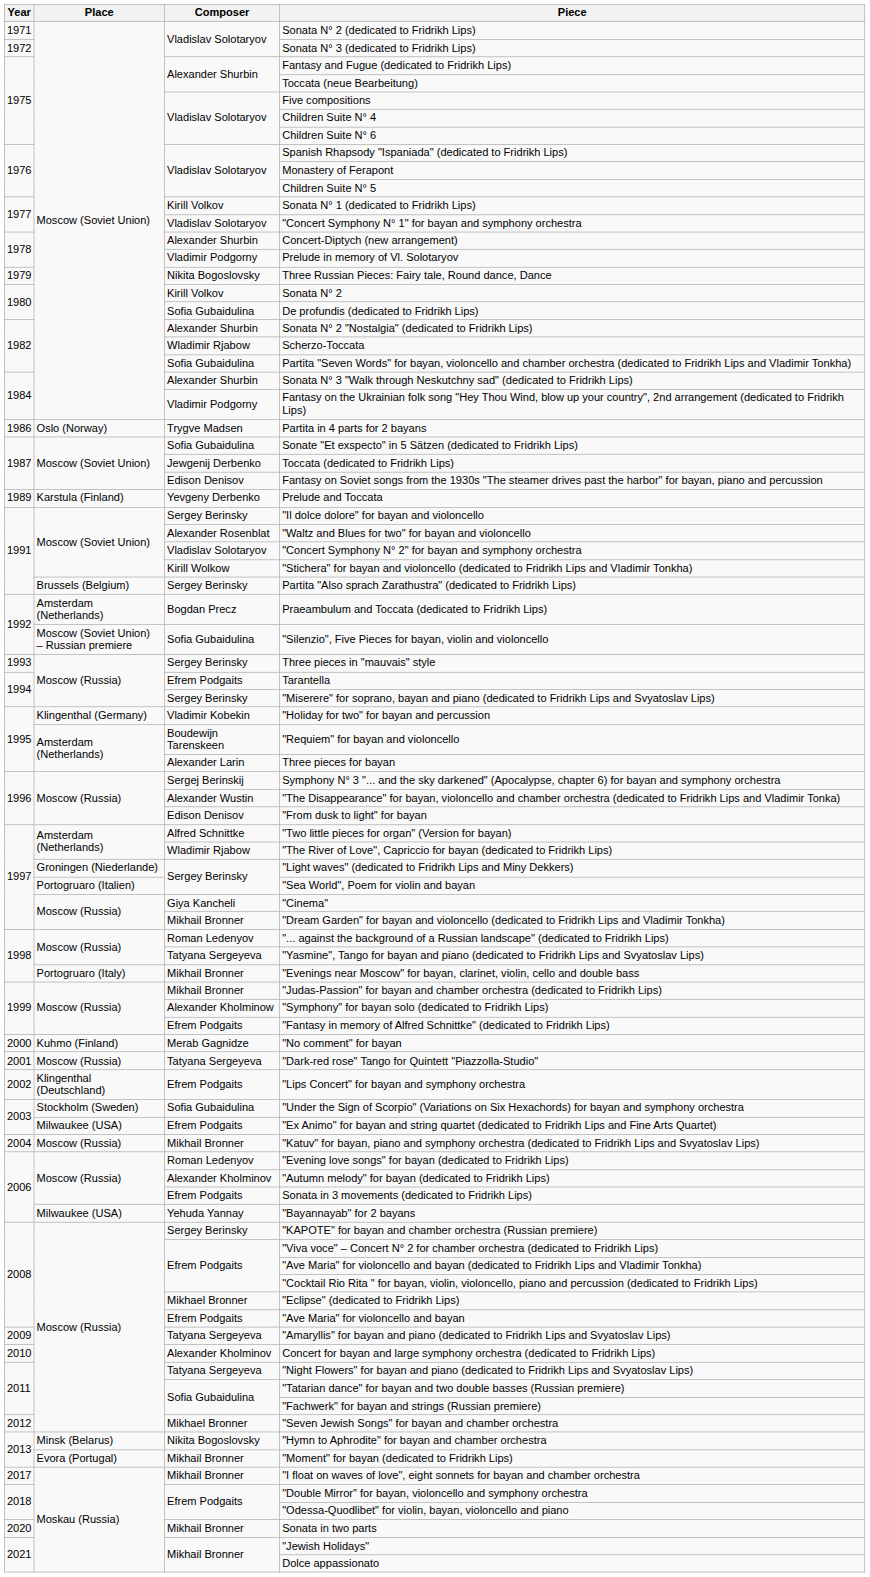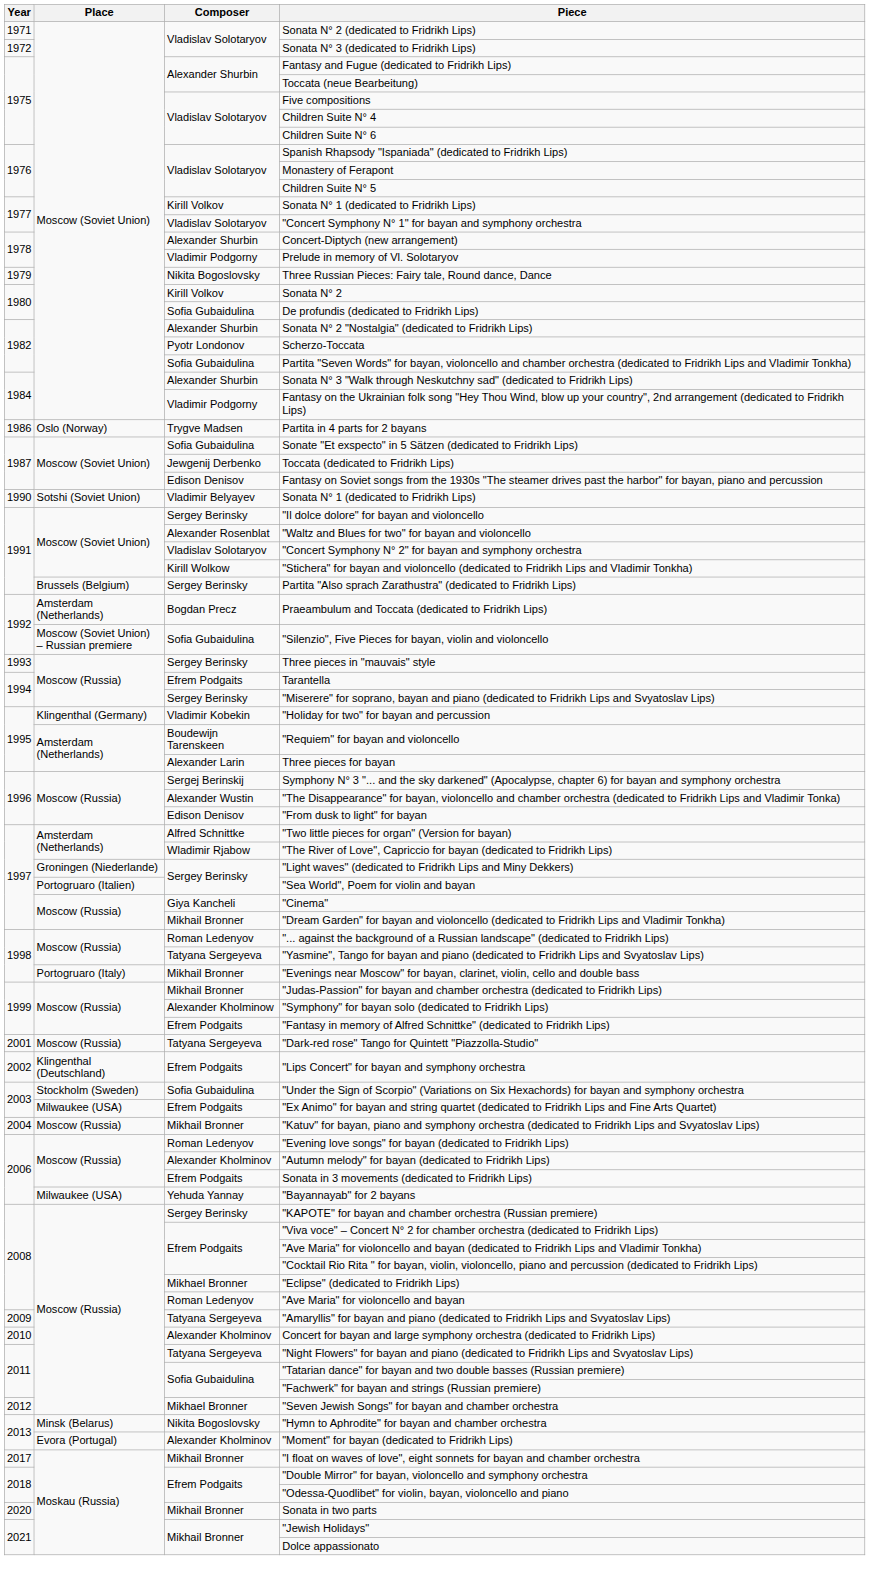(208, 345) Wladimir Rjabow -> (206, 345) Pyotr Londonov
- row: (19, 498)
+ row: (19, 498)
- row: (19, 1043)
(205, 1318) Efrem Podgaits -> (210, 1300) Roman Ledenyov
(205, 1458) Mikhail Bronner -> (219, 1441) Alexander Kholminov
